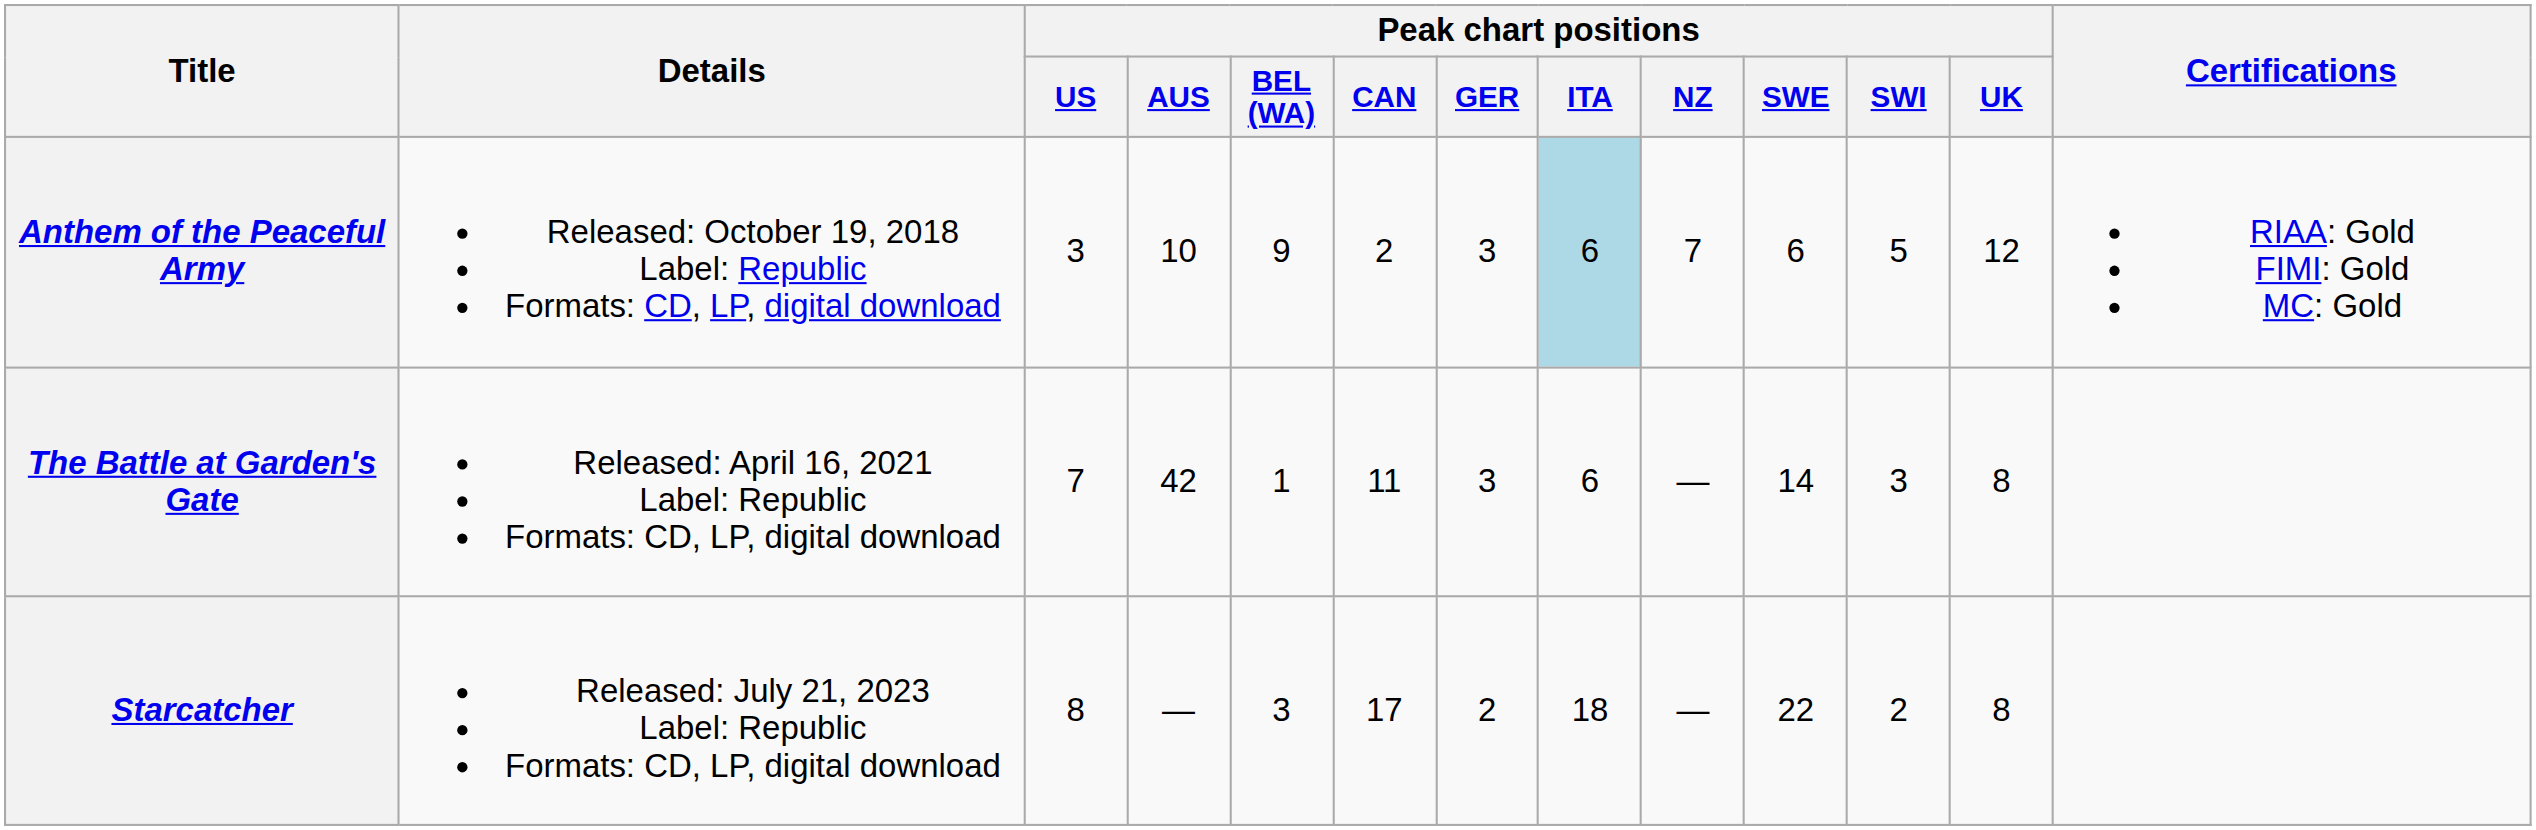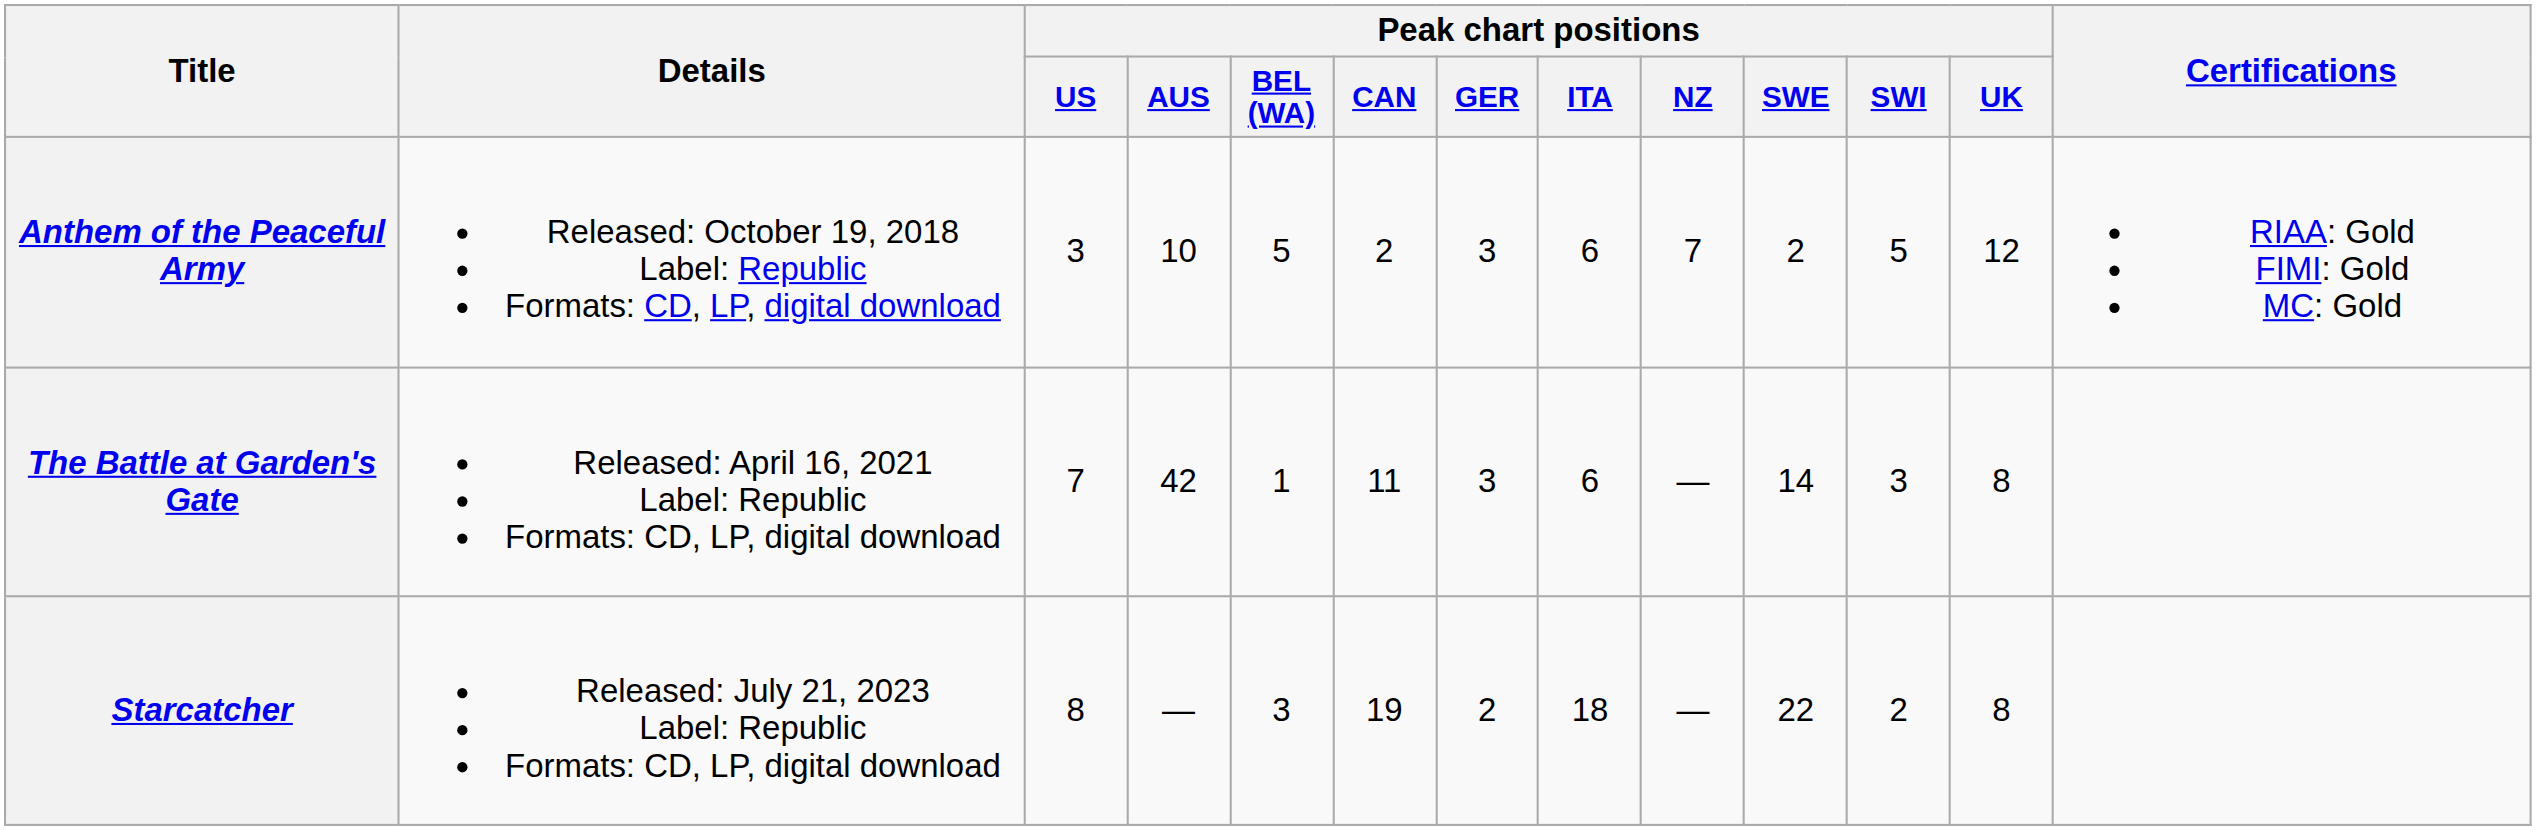(1281, 251) 9 -> (1281, 251) 5
(1590, 251) lightblue background -> (1590, 251) no background
(1796, 251) 6 -> (1796, 251) 2
(1384, 710) 17 -> (1384, 710) 19
